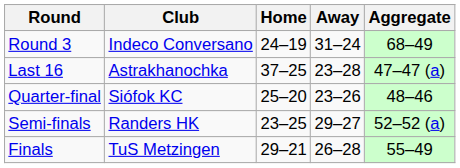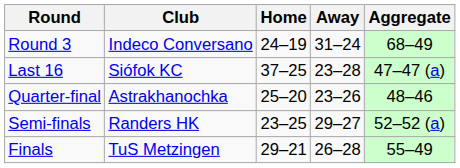(168, 70) Astrakhanochka -> (145, 70) Siófok KC
(145, 96) Siófok KC -> (168, 96) Astrakhanochka
